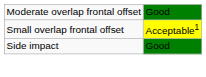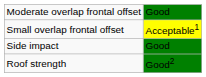+ row: (36, 63)
